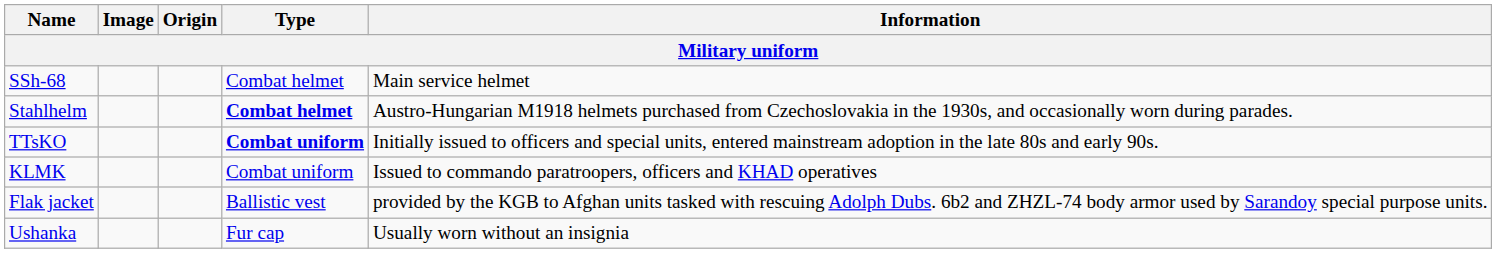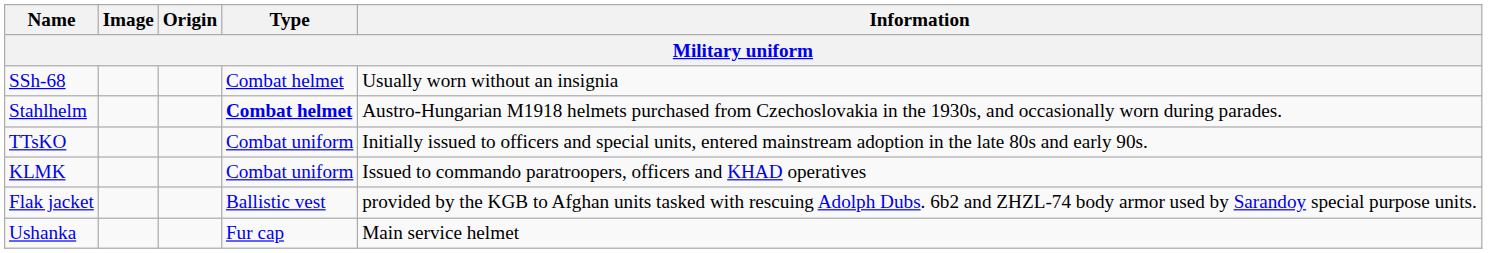(451, 80) Main service helmet -> (490, 80) Usually worn without an insignia
(295, 141) bold -> (290, 141) normal
(501, 232) Usually worn without an insignia -> (441, 232) Main service helmet
